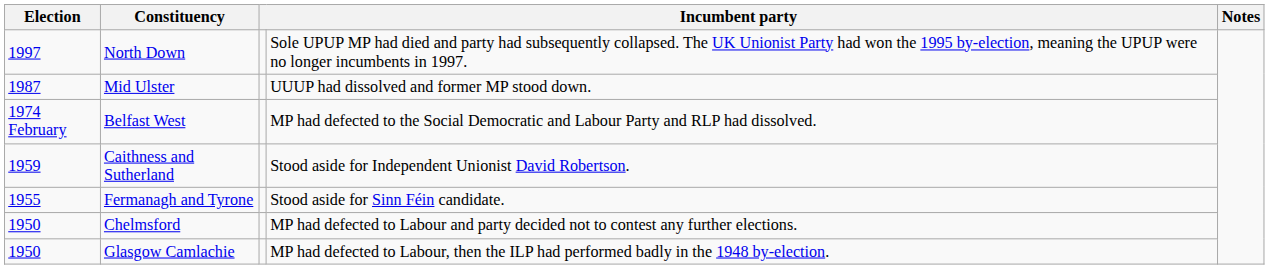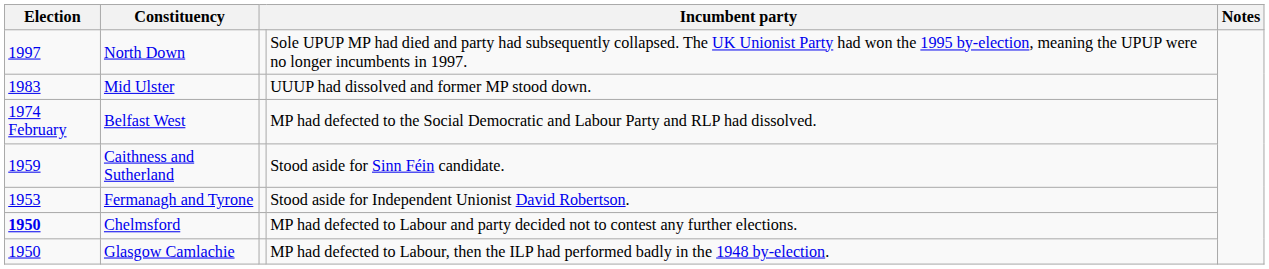(24, 86) 1987 -> (24, 86) 1983
(450, 165) Stood aside for Independent Unionist David Robertson. -> (387, 165) Stood aside for Sinn Féin candidate.
(24, 199) 1955 -> (24, 199) 1953
(387, 199) Stood aside for Sinn Féin candidate. -> (450, 199) Stood aside for Independent Unionist David Robertson.
(24, 225) normal -> (24, 225) bold
